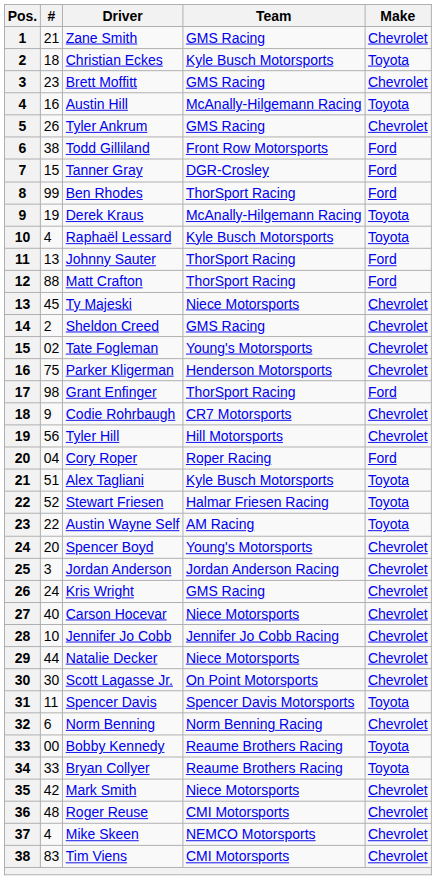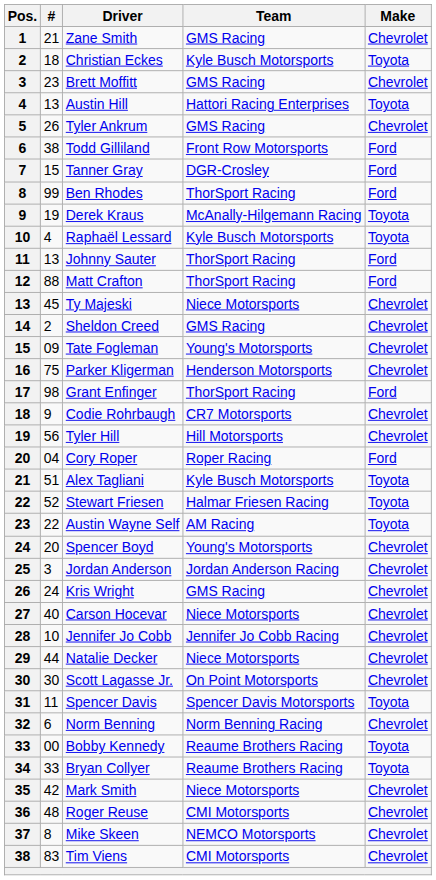(51, 104) 16 -> (51, 104) 13
(274, 104) McAnally-Hilgemann Racing -> (267, 104) Hattori Racing Enterprises
(51, 348) 02 -> (51, 348) 09
(48, 835) 4 -> (48, 835) 8
